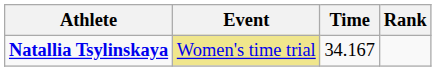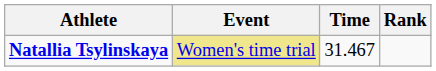(350, 50) 34.167 -> (350, 50) 31.467
